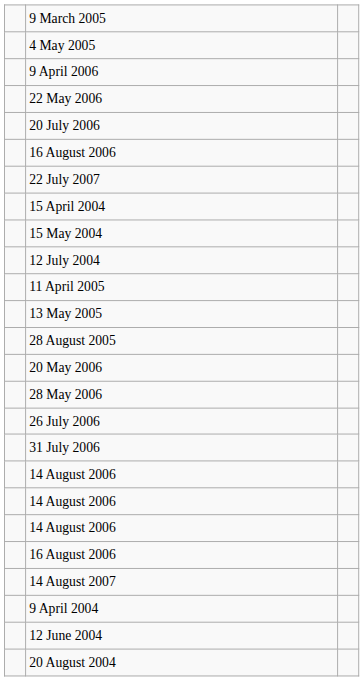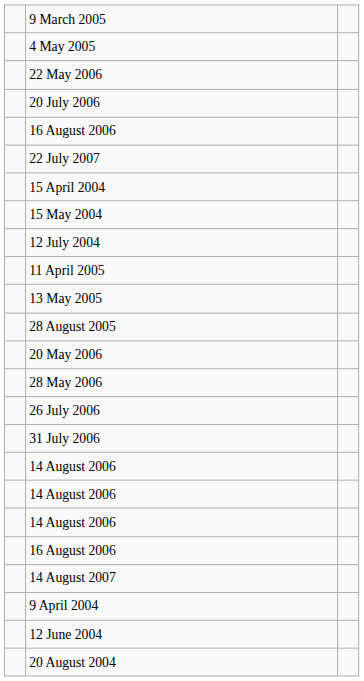- row: (15, 72)
